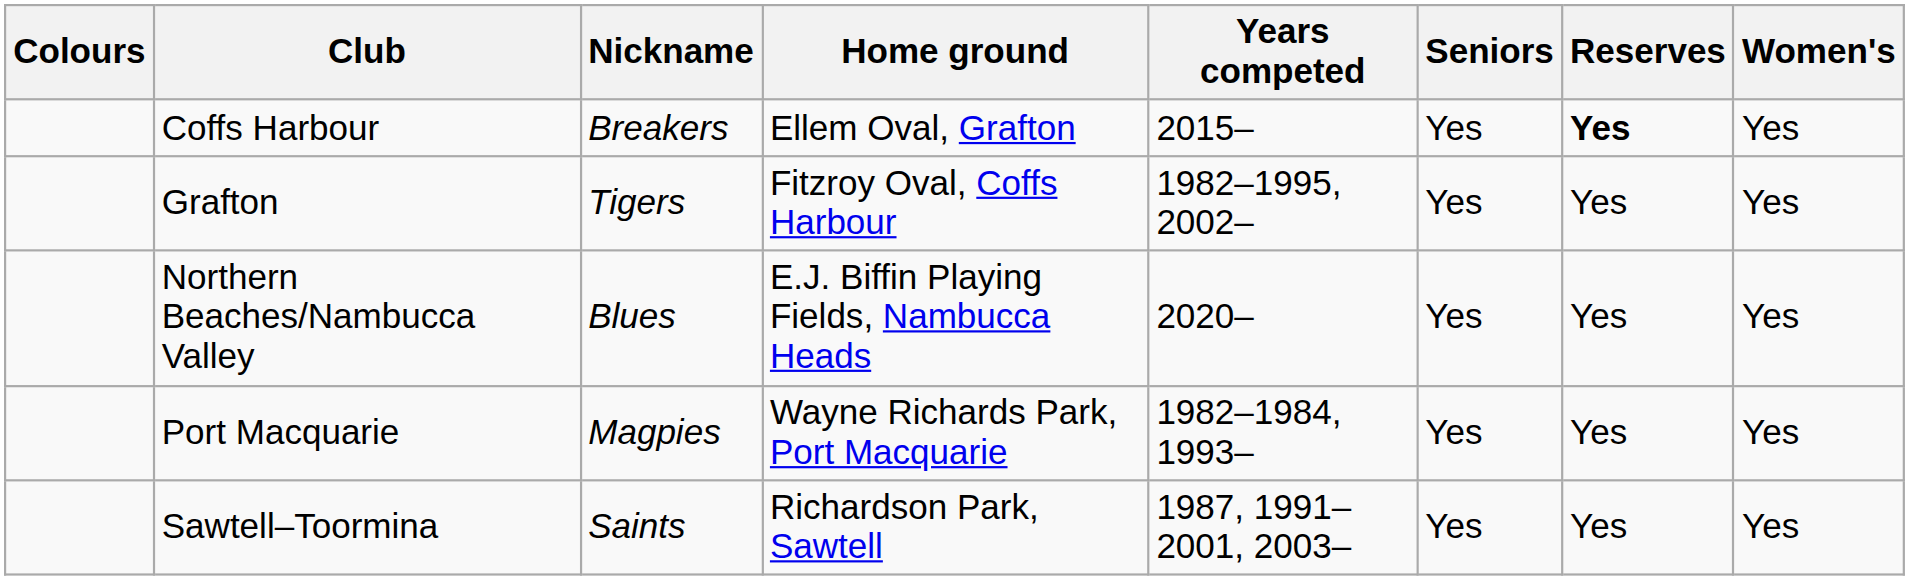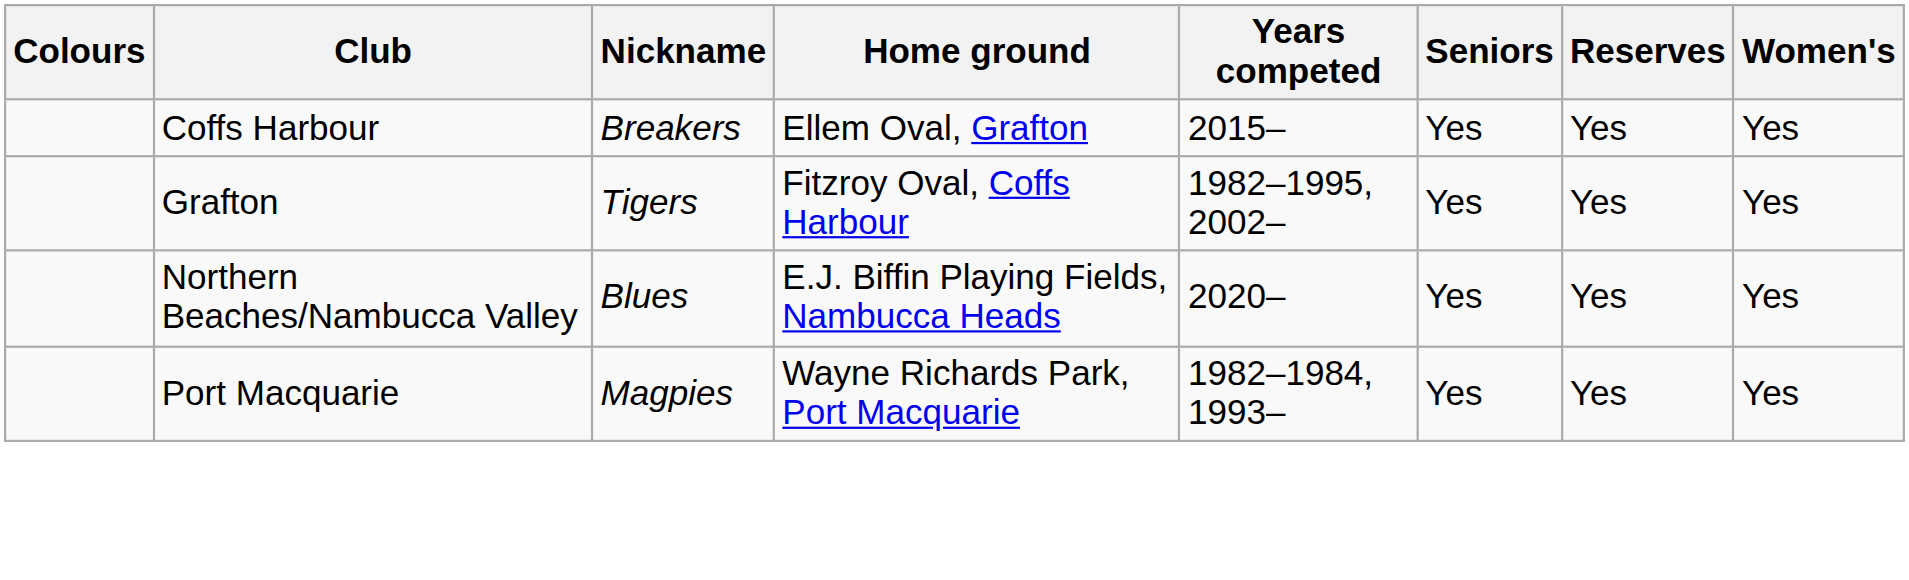(1600, 127) bold -> (1599, 127) normal
- row: (300, 526)
